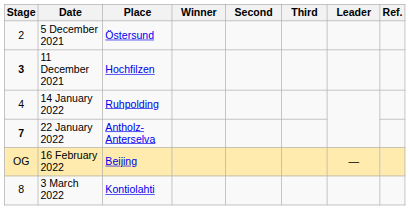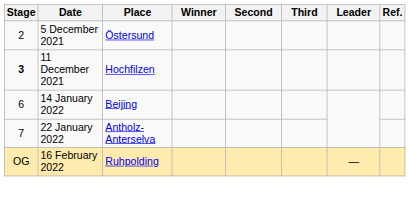(21, 104) 4 -> (21, 104) 6
(132, 104) Ruhpolding -> (121, 104) Beijing
(21, 133) bold -> (21, 133) normal
(121, 161) Beijing -> (132, 161) Ruhpolding
- row: (59, 190)
